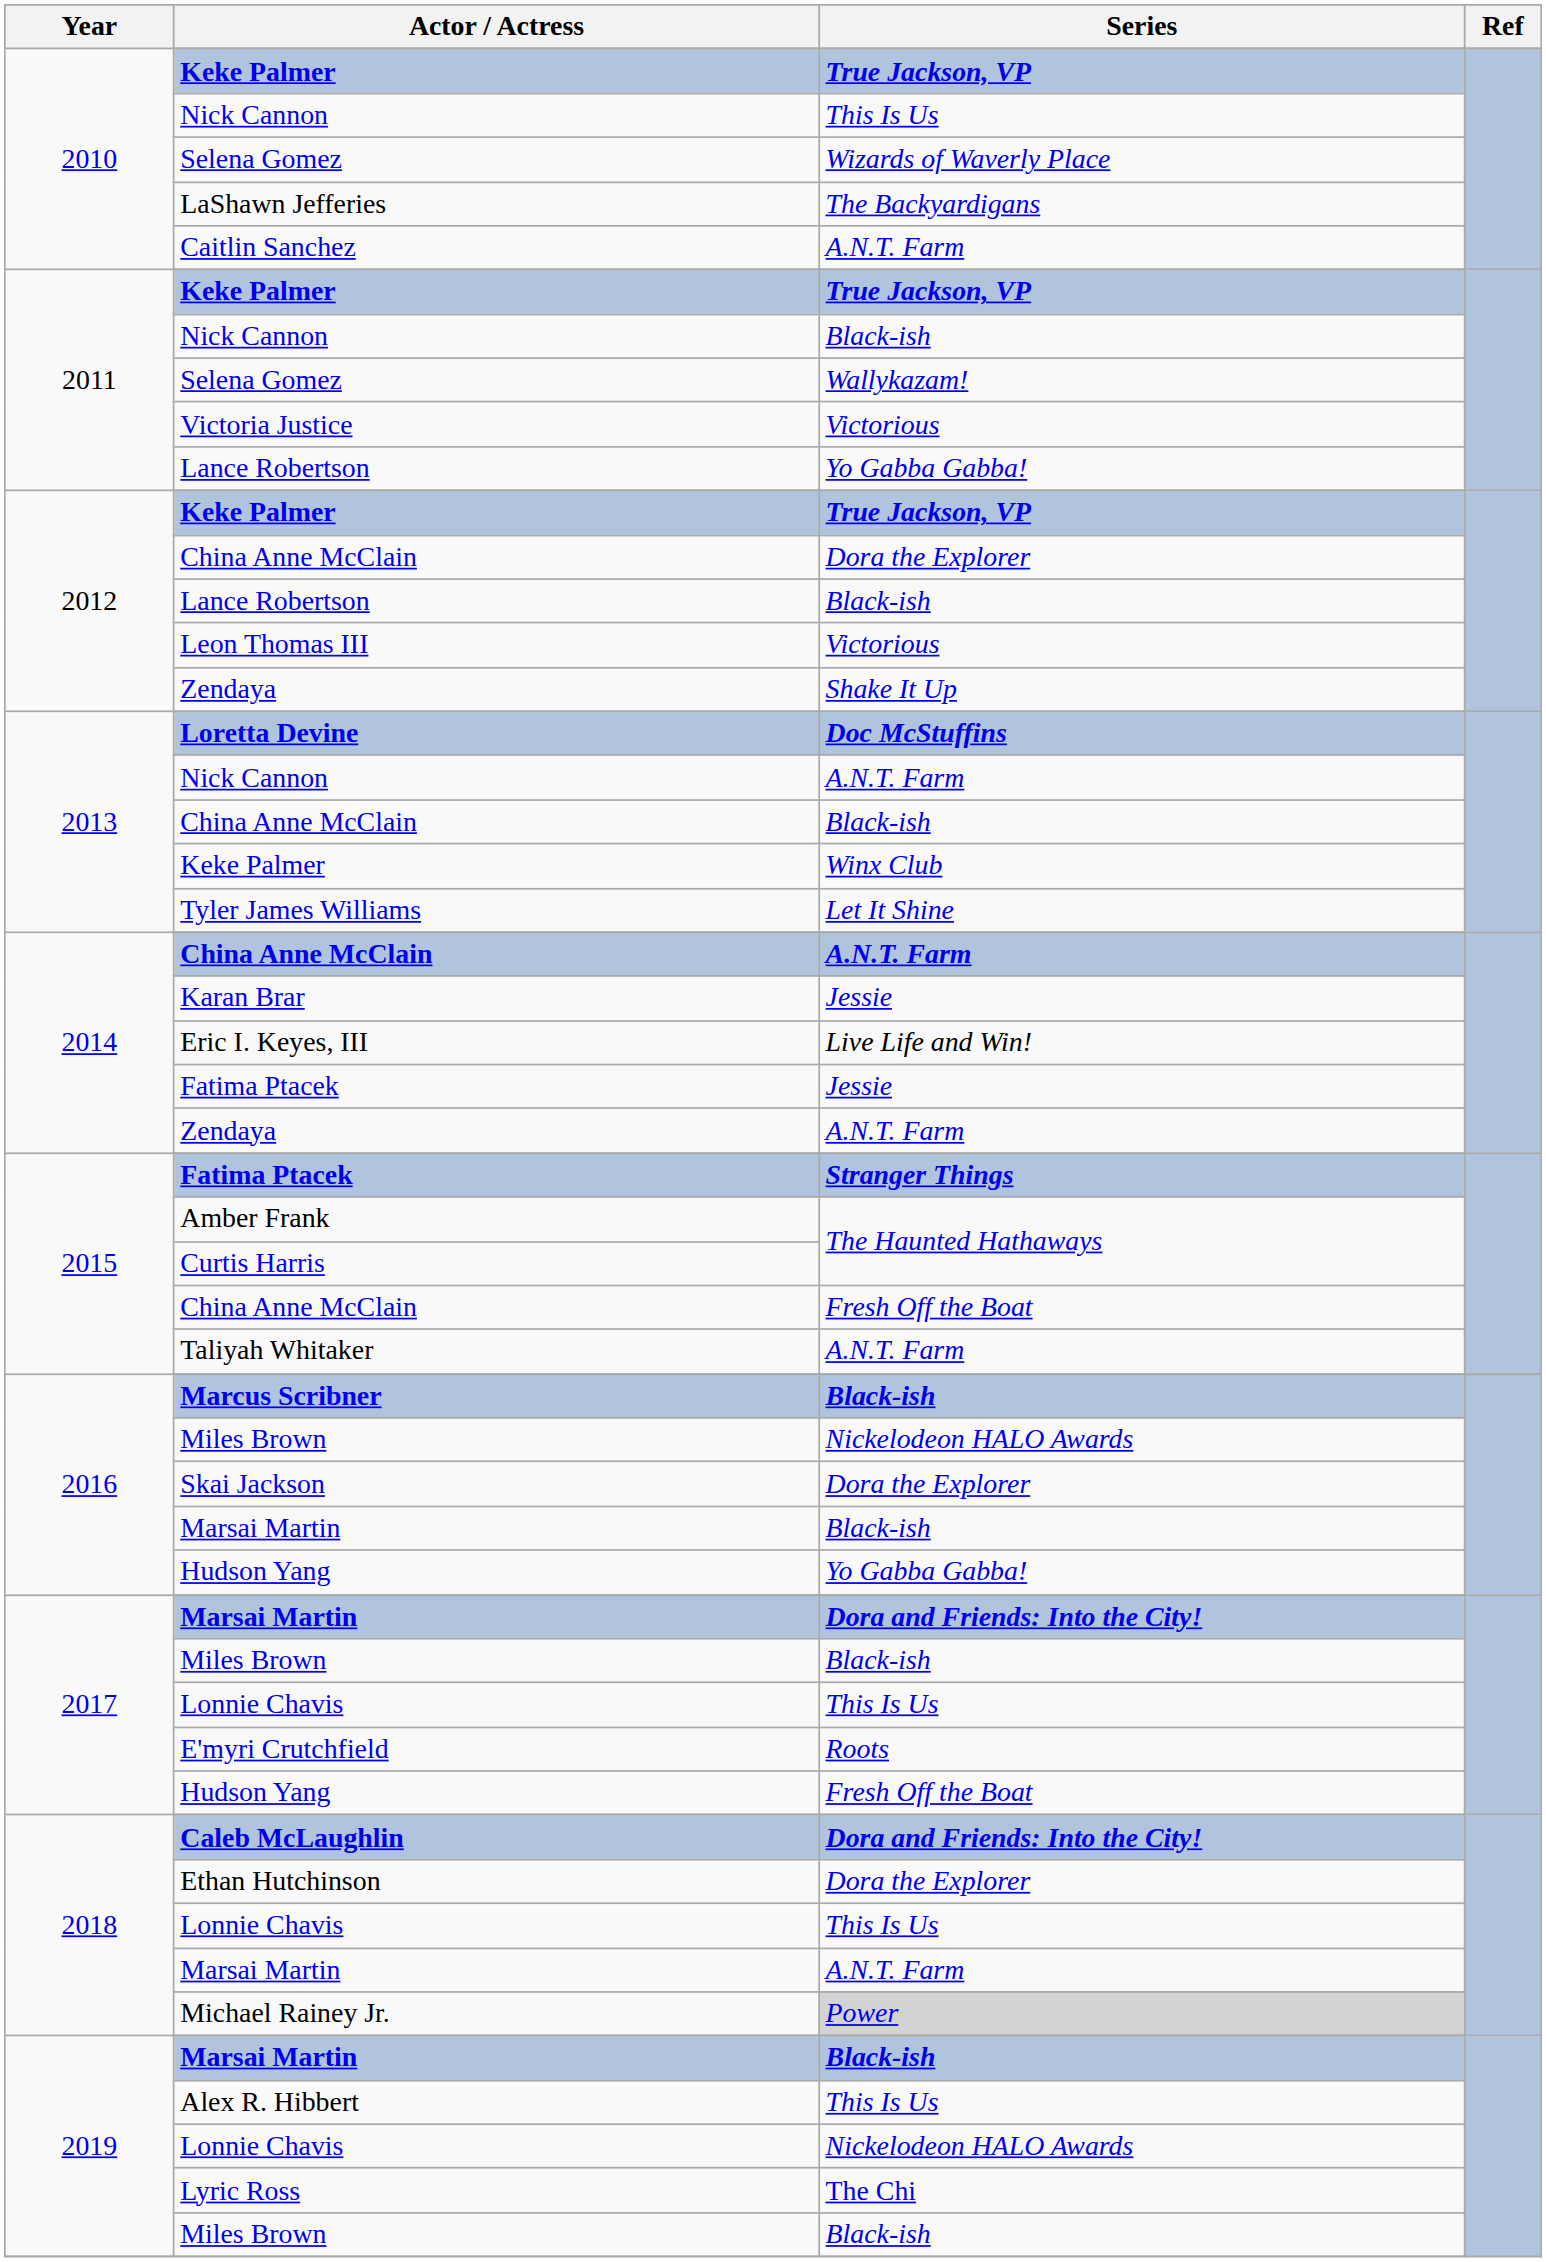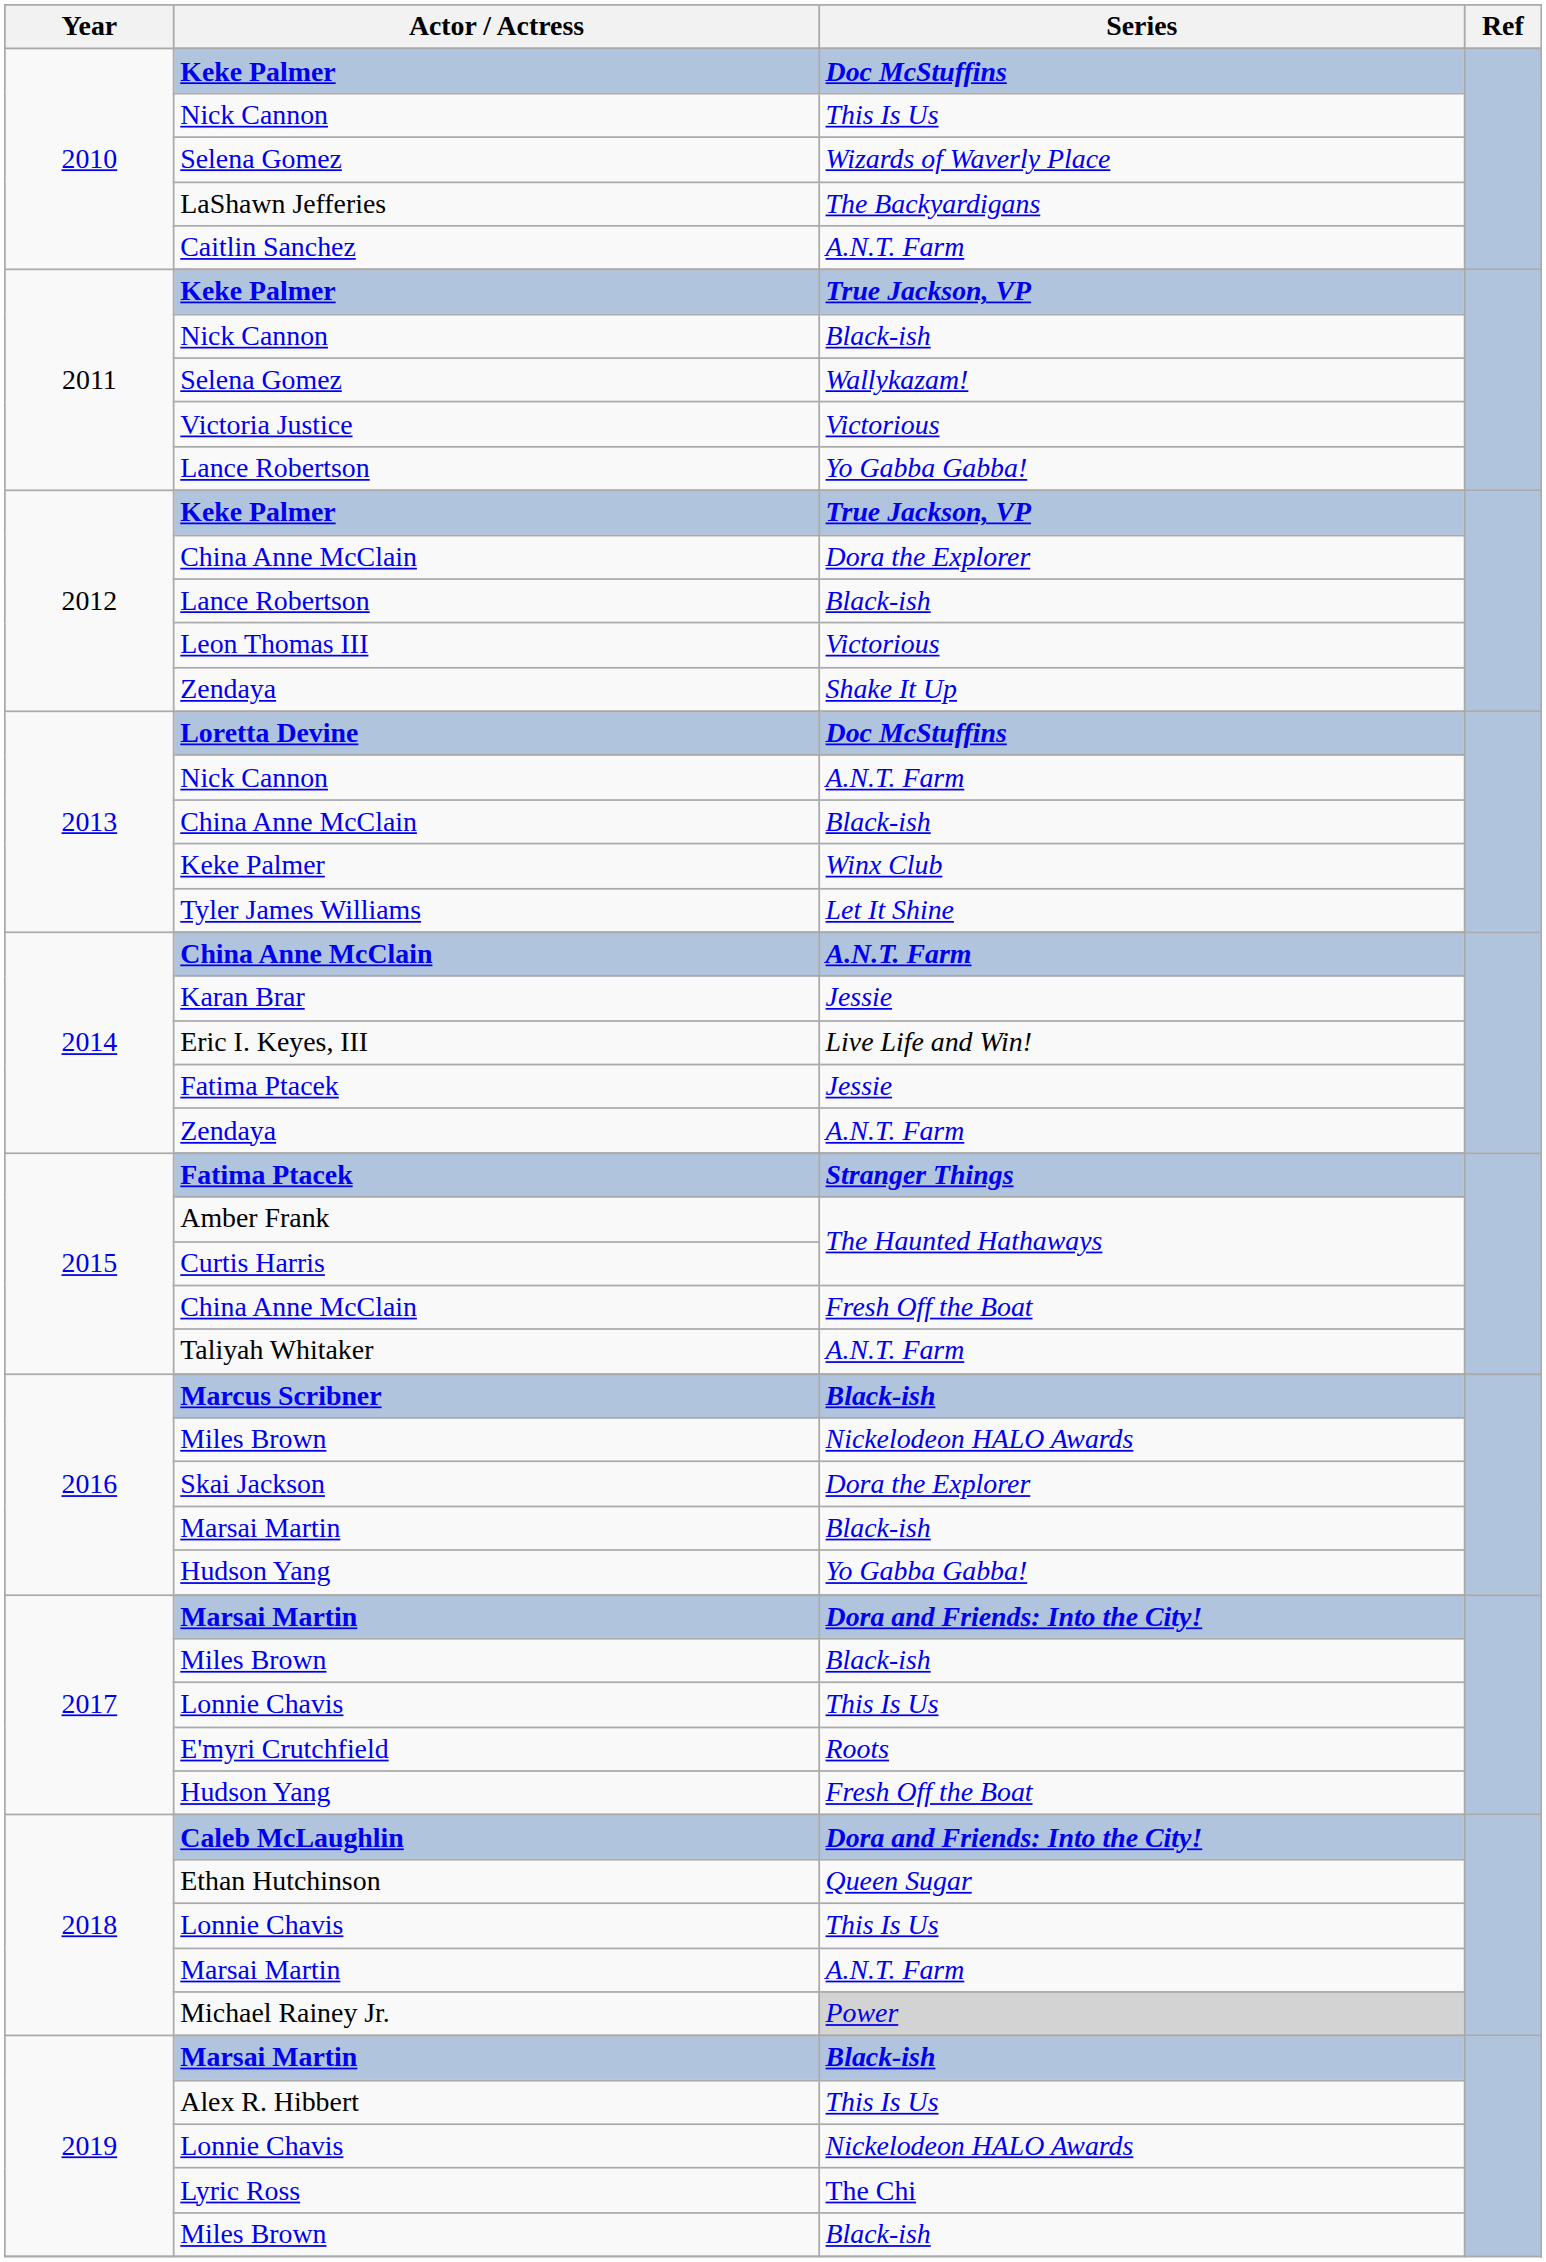(928, 70) True Jackson, VP -> (916, 70) Doc McStuffins
(928, 1880) Dora the Explorer -> (899, 1880) Queen Sugar
